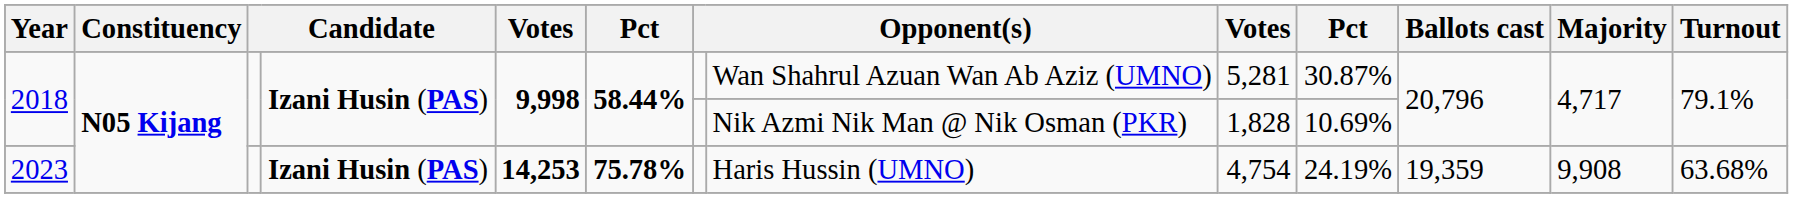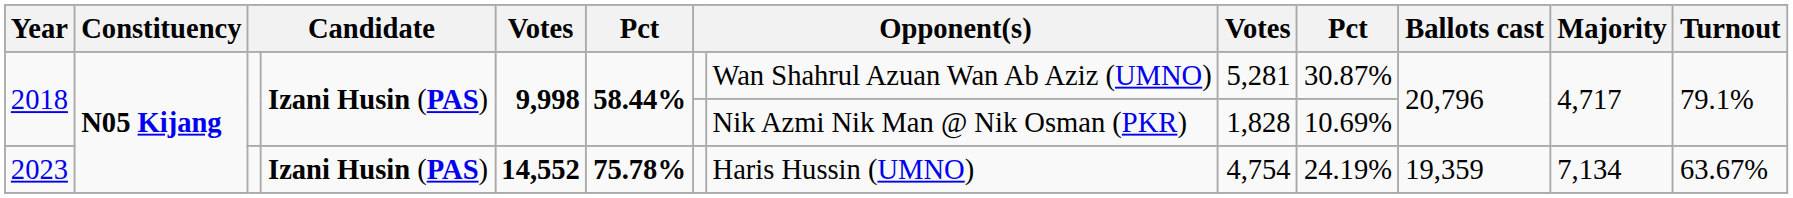(541, 169) 14,253 -> (541, 169) 14,552
(1589, 169) 9,908 -> (1589, 169) 7,134
(1724, 169) 63.68% -> (1724, 169) 63.67%
